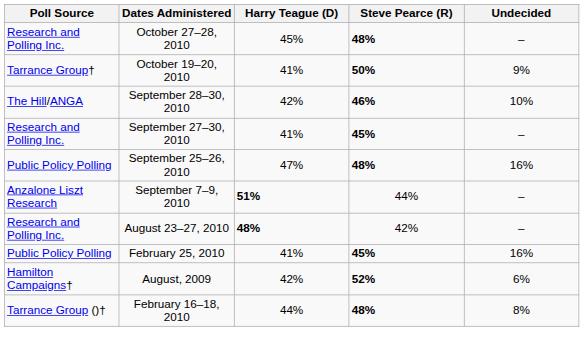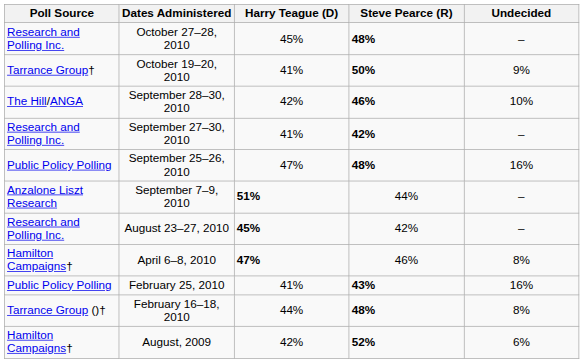(363, 133) 45% -> (363, 133) 42%
(249, 228) 48% -> (249, 228) 45%
+ row: (177, 260)
(363, 253) 45% -> (363, 285) 43%
rows swapped: (177, 310) <-> (177, 279)
